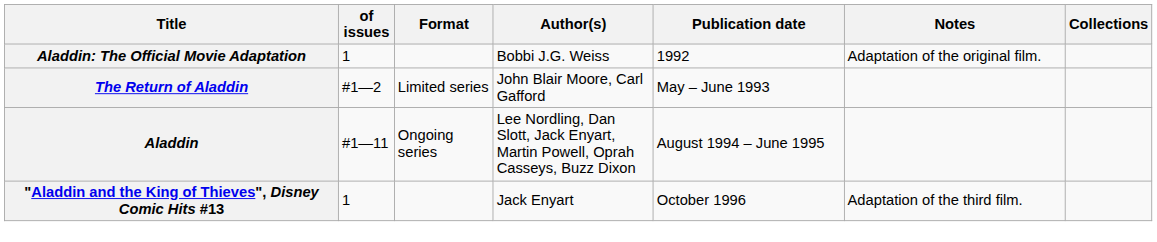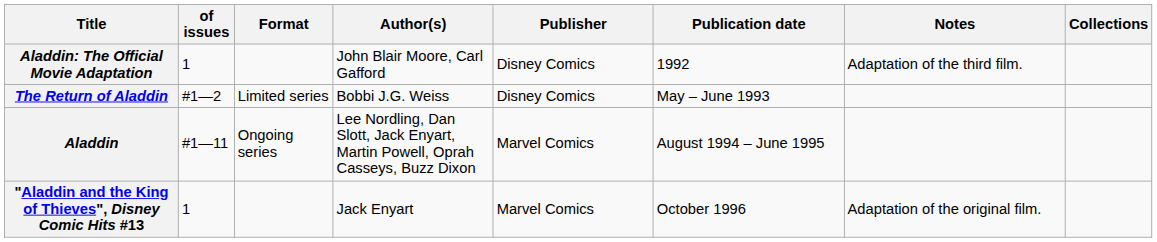+ column: (573, 24)
(553, 56) Bobbi J.G. Weiss -> (410, 64) John Blair Moore, Carl Gafford
(944, 56) Adaptation of the original film. -> (935, 64) Adaptation of the third film.
(570, 87) John Blair Moore, Carl Gafford -> (393, 95) Bobbi J.G. Weiss
(935, 200) Adaptation of the third film. -> (944, 208) Adaptation of the original film.
